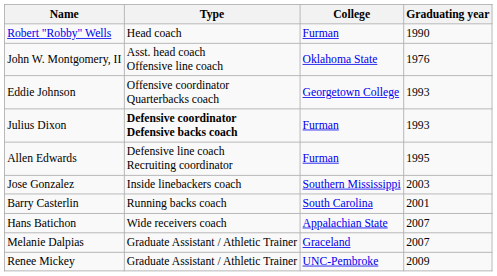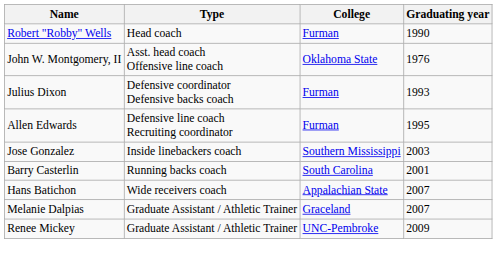- row: (41, 92)
(182, 125) bold -> (180, 92) normal
